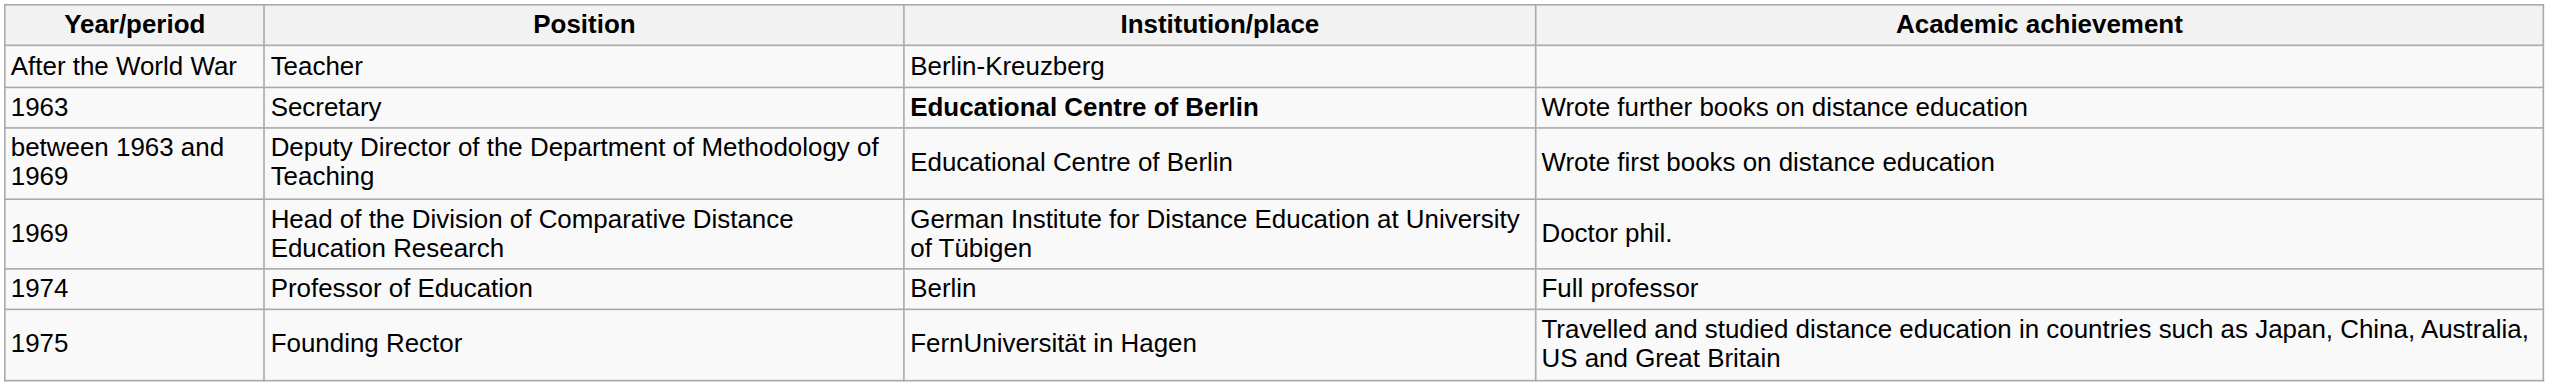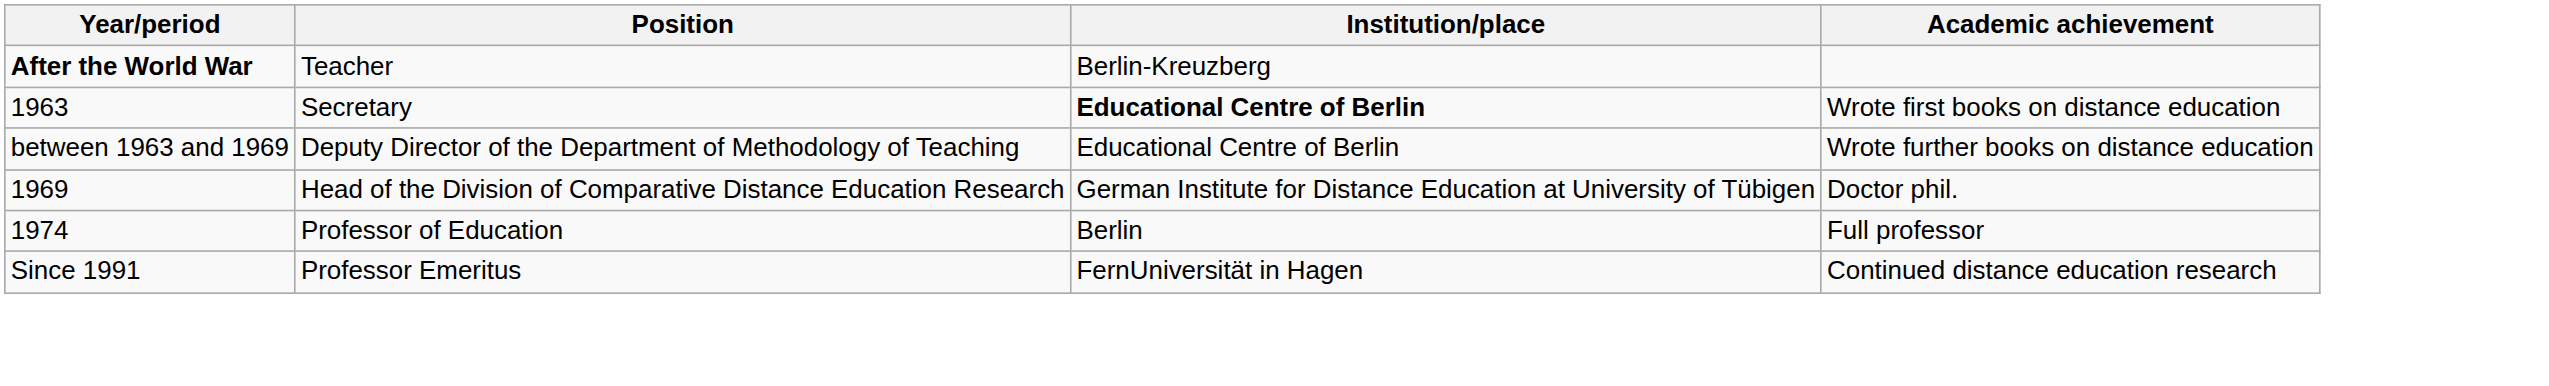(124, 66) normal -> (132, 66) bold
(1785, 107) Wrote further books on distance education -> (2054, 107) Wrote first books on distance education
(1768, 162) Wrote first books on distance education -> (2070, 148) Wrote further books on distance education
- row: (366, 344)
+ row: (411, 271)
